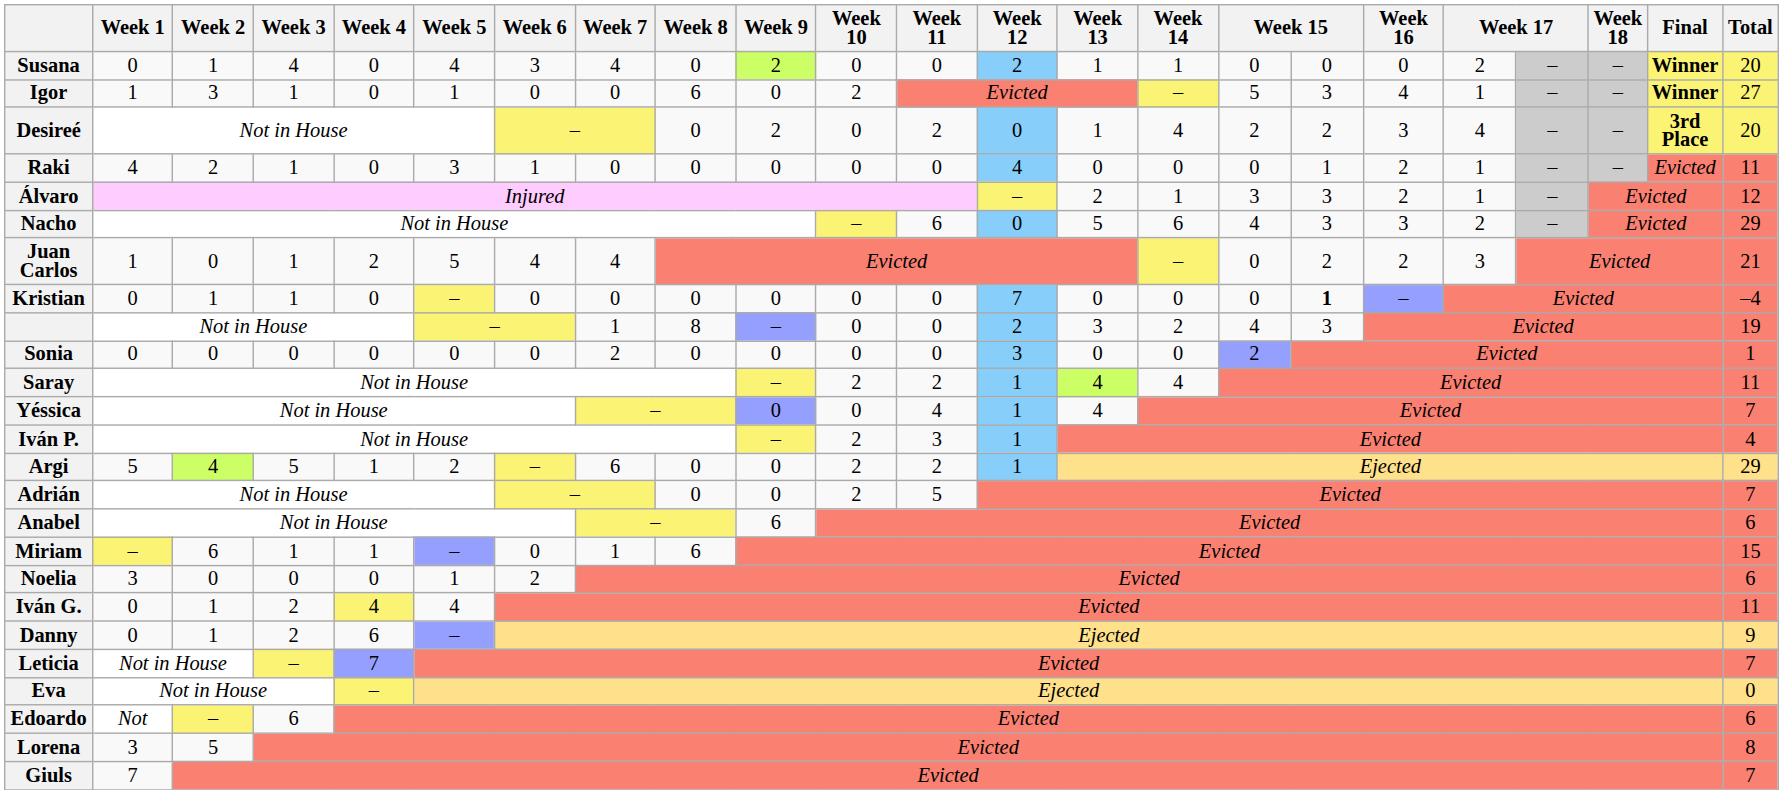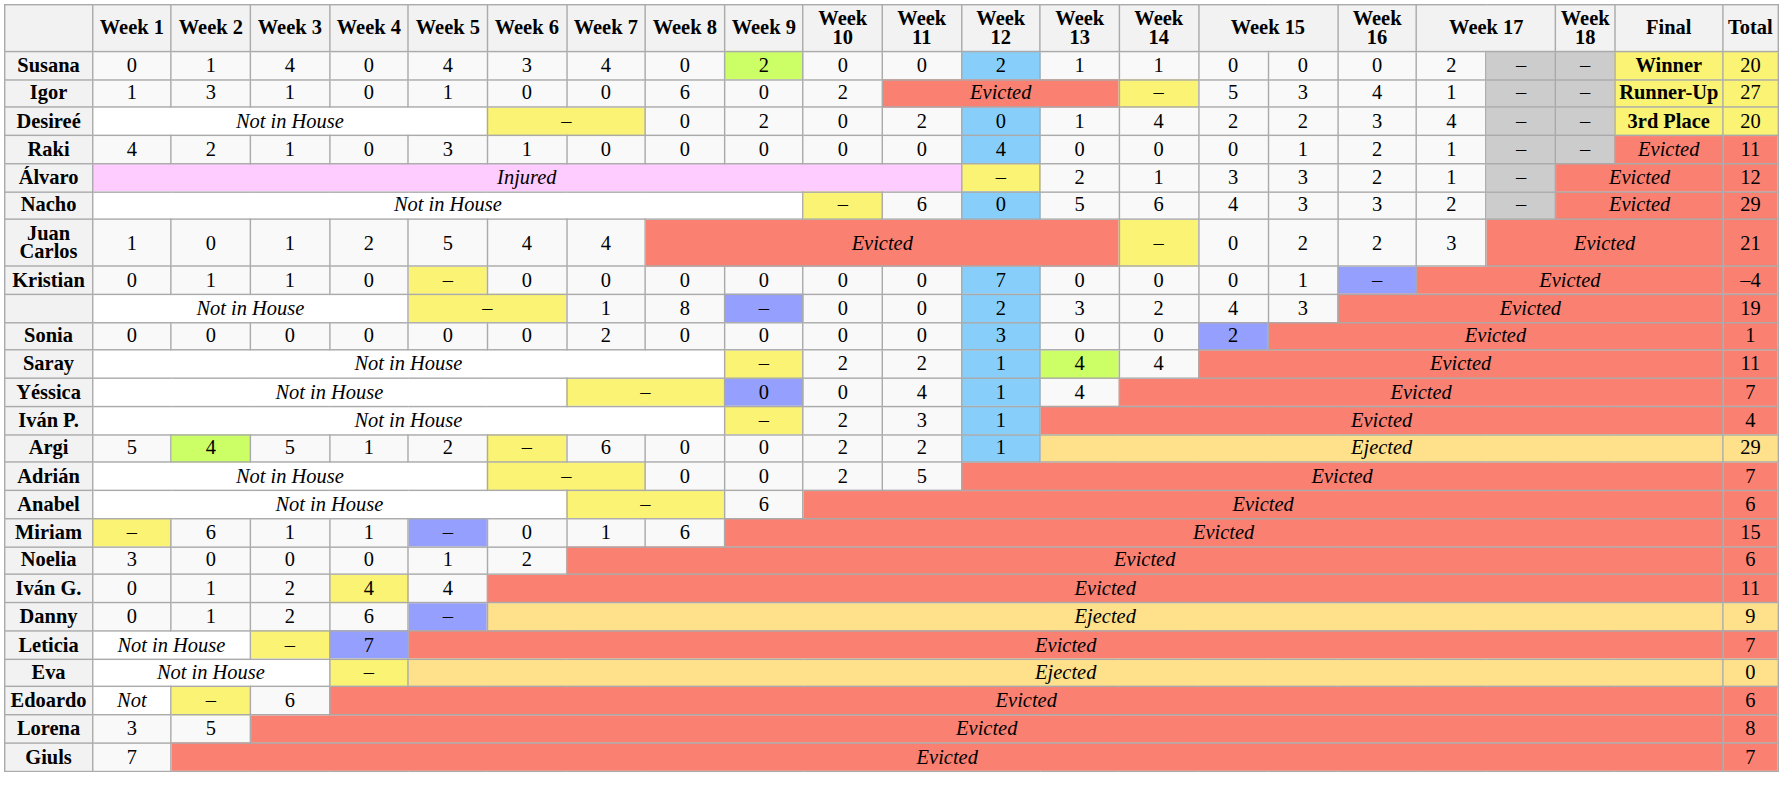(1685, 93) Winner -> (1669, 93) Runner-Up
(1327, 298) bold -> (1303, 280) normal
